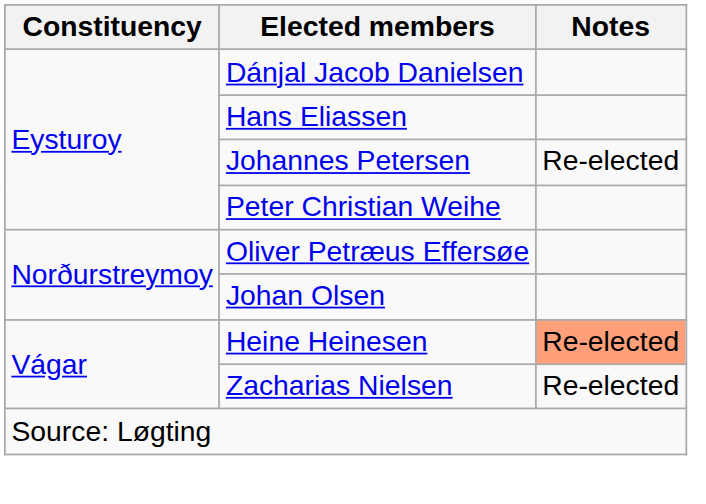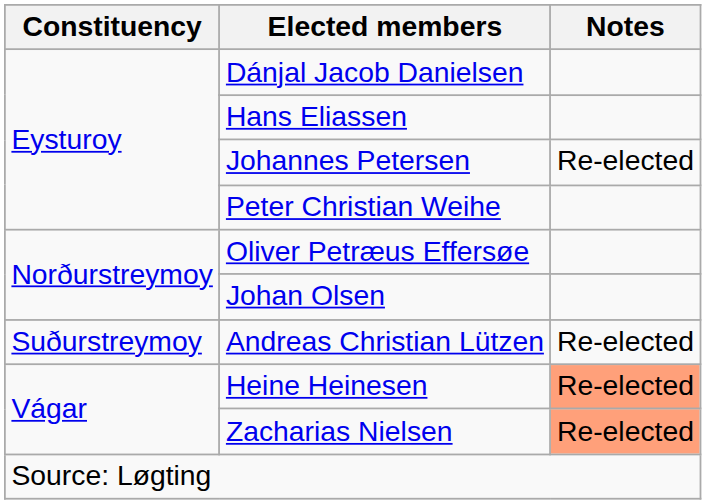+ row: (385, 341)
(611, 386) no background -> (625, 431) lightsalmon background
